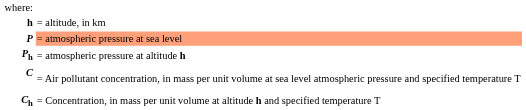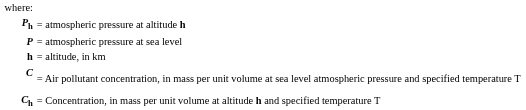rows swapped: (30, 23) <-> (27, 55)
(109, 38) lightsalmon background -> (109, 41) no background
